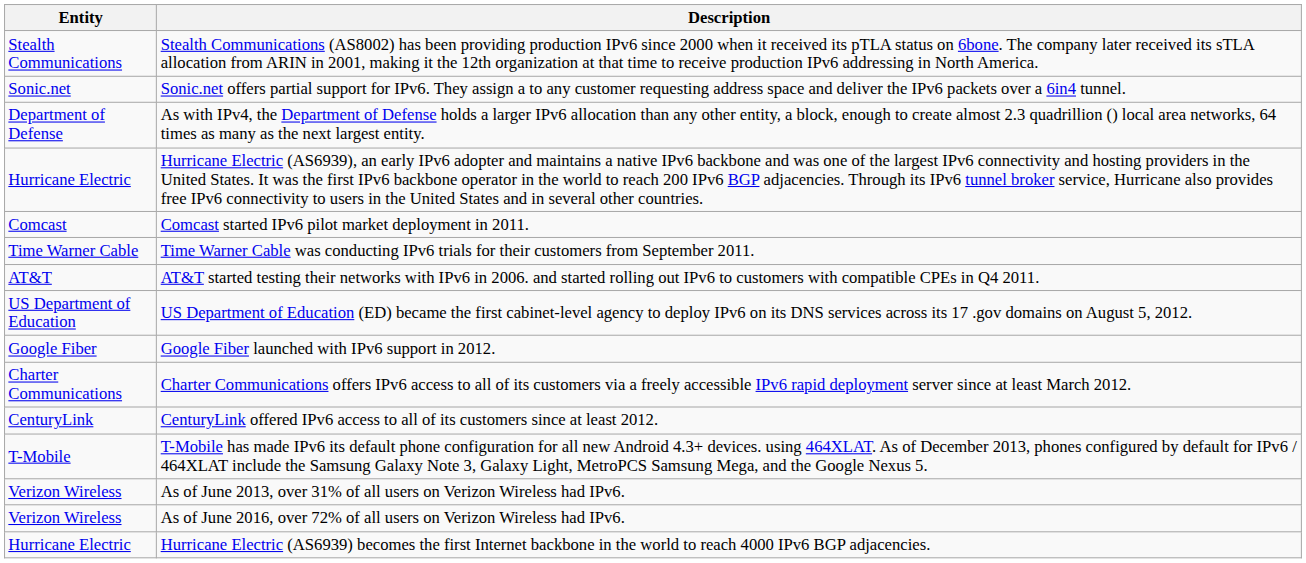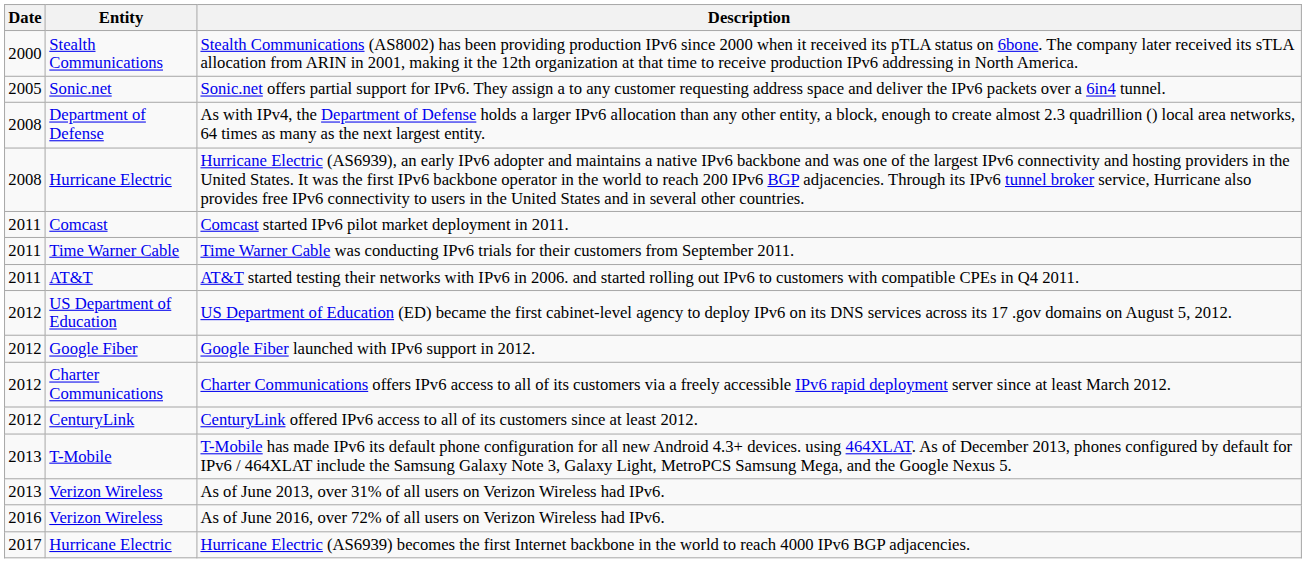+ column: (25, 17)
